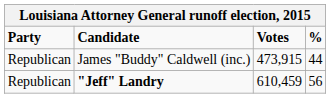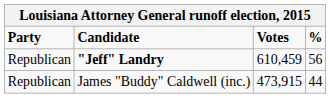rows swapped: (121, 81) <-> (164, 59)
